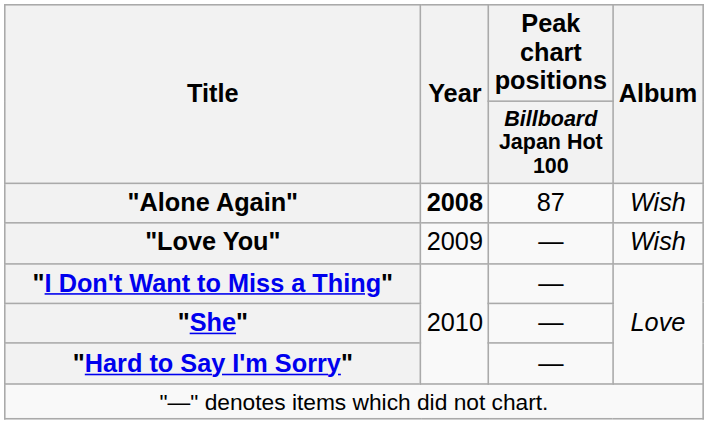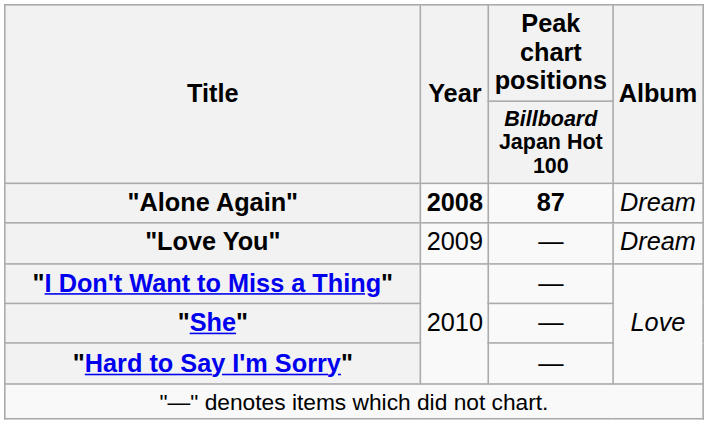(551, 202) normal -> (551, 202) bold
(658, 202) Wish -> (658, 202) Dream
(658, 242) Wish -> (658, 242) Dream
